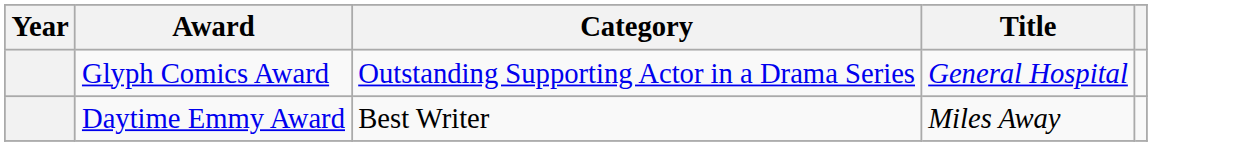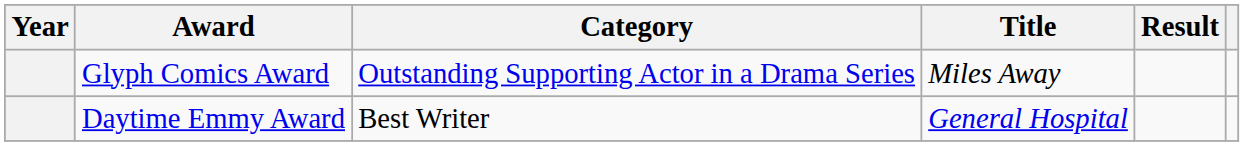+ column: (1180, 27)
(1028, 72) General Hospital -> (994, 72) Miles Away
(994, 118) Miles Away -> (1028, 118) General Hospital
